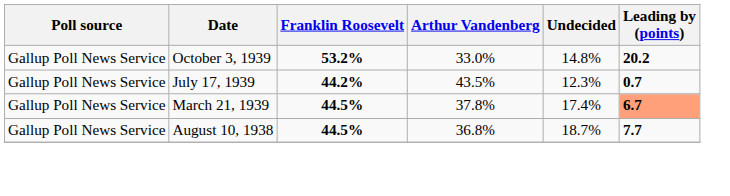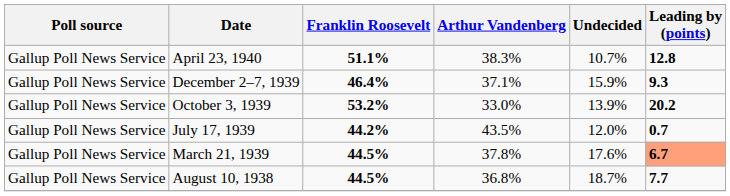+ row: (217, 57)
+ row: (236, 81)
(581, 57) 14.8% -> (607, 105) 13.9%
(581, 81) 12.3% -> (607, 130) 12.0%
(581, 105) 17.4% -> (607, 154) 17.6%
